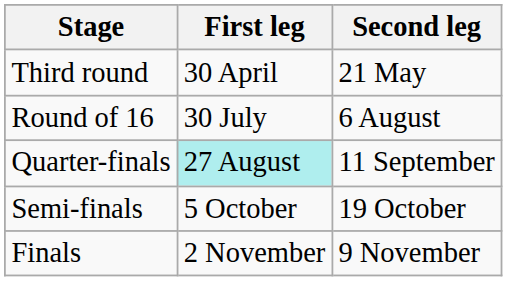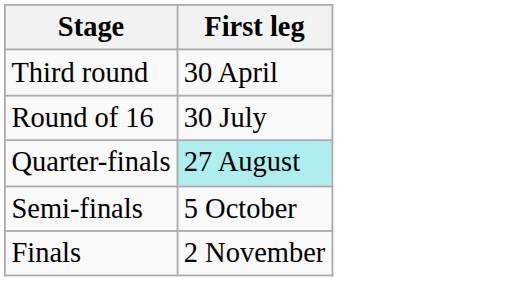- column: (417, 27)
